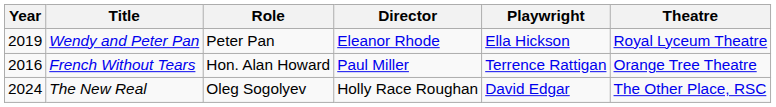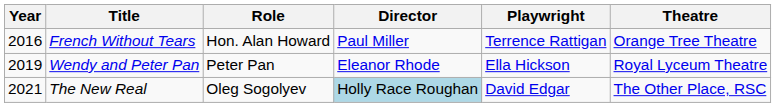rows swapped: (122, 65) <-> (124, 41)
(25, 89) 2024 -> (25, 89) 2021
(408, 89) no background -> (408, 89) lightblue background
